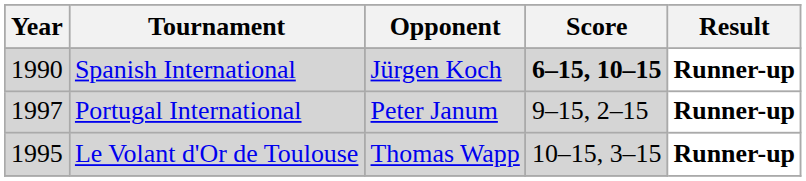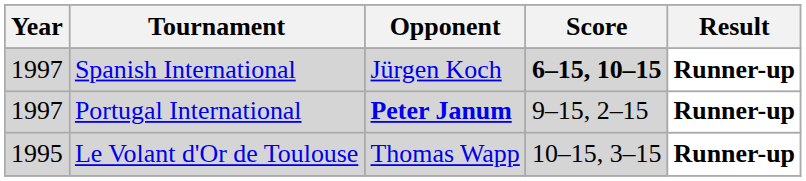(37, 69) 1990 -> (37, 69) 1997
(434, 111) normal -> (441, 111) bold
